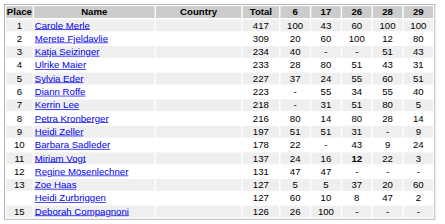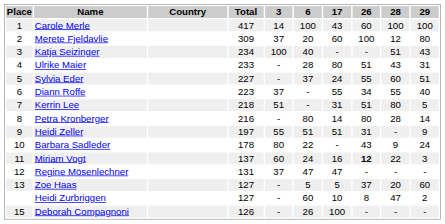+ column: (279, 12)
